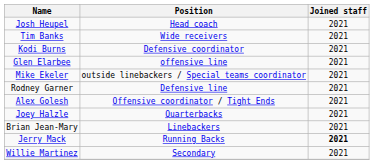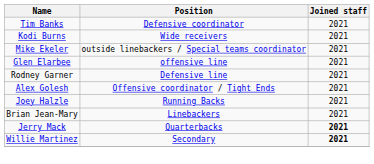- row: (42, 24)
(194, 37) Wide receivers -> (194, 24) Defensive coordinator
(194, 50) Defensive coordinator -> (194, 37) Wide receivers
rows swapped: (42, 75) <-> (42, 62)
(194, 114) Quarterbacks -> (194, 101) Running Backs
(194, 140) Running Backs -> (194, 127) Quarterbacks
(338, 153) normal -> (338, 140) bold
